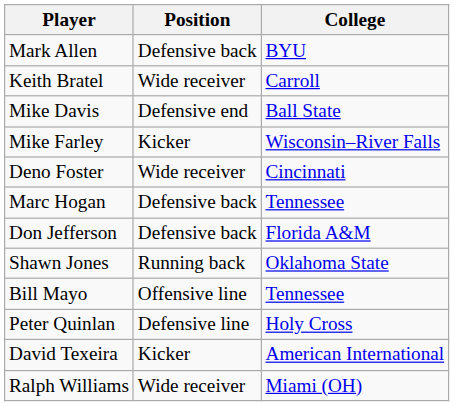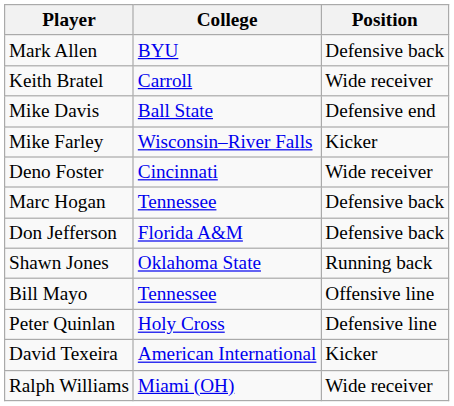columns swapped: (197, 19) <-> (355, 19)
